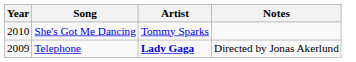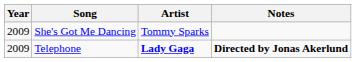(18, 31) 2010 -> (18, 31) 2009
(276, 48) normal -> (281, 48) bold
